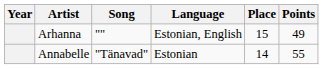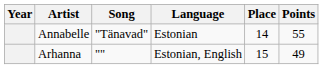rows swapped: (59, 34) <-> (64, 53)
